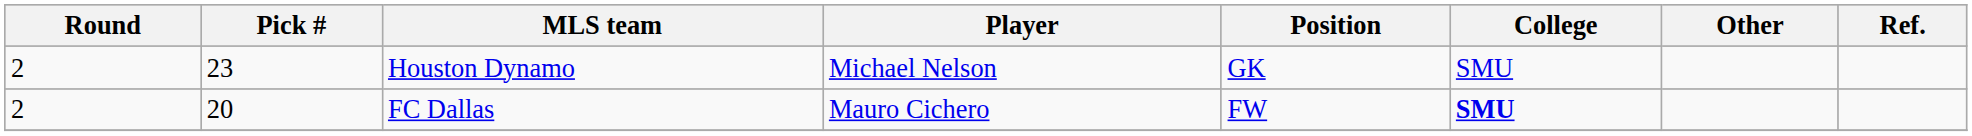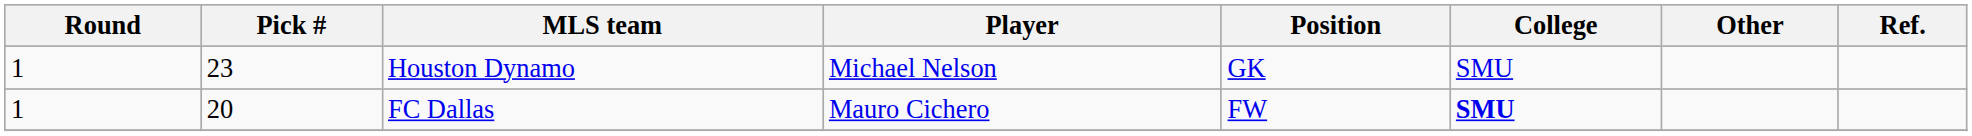(18, 67) 2 -> (18, 67) 1
(18, 109) 2 -> (18, 109) 1
